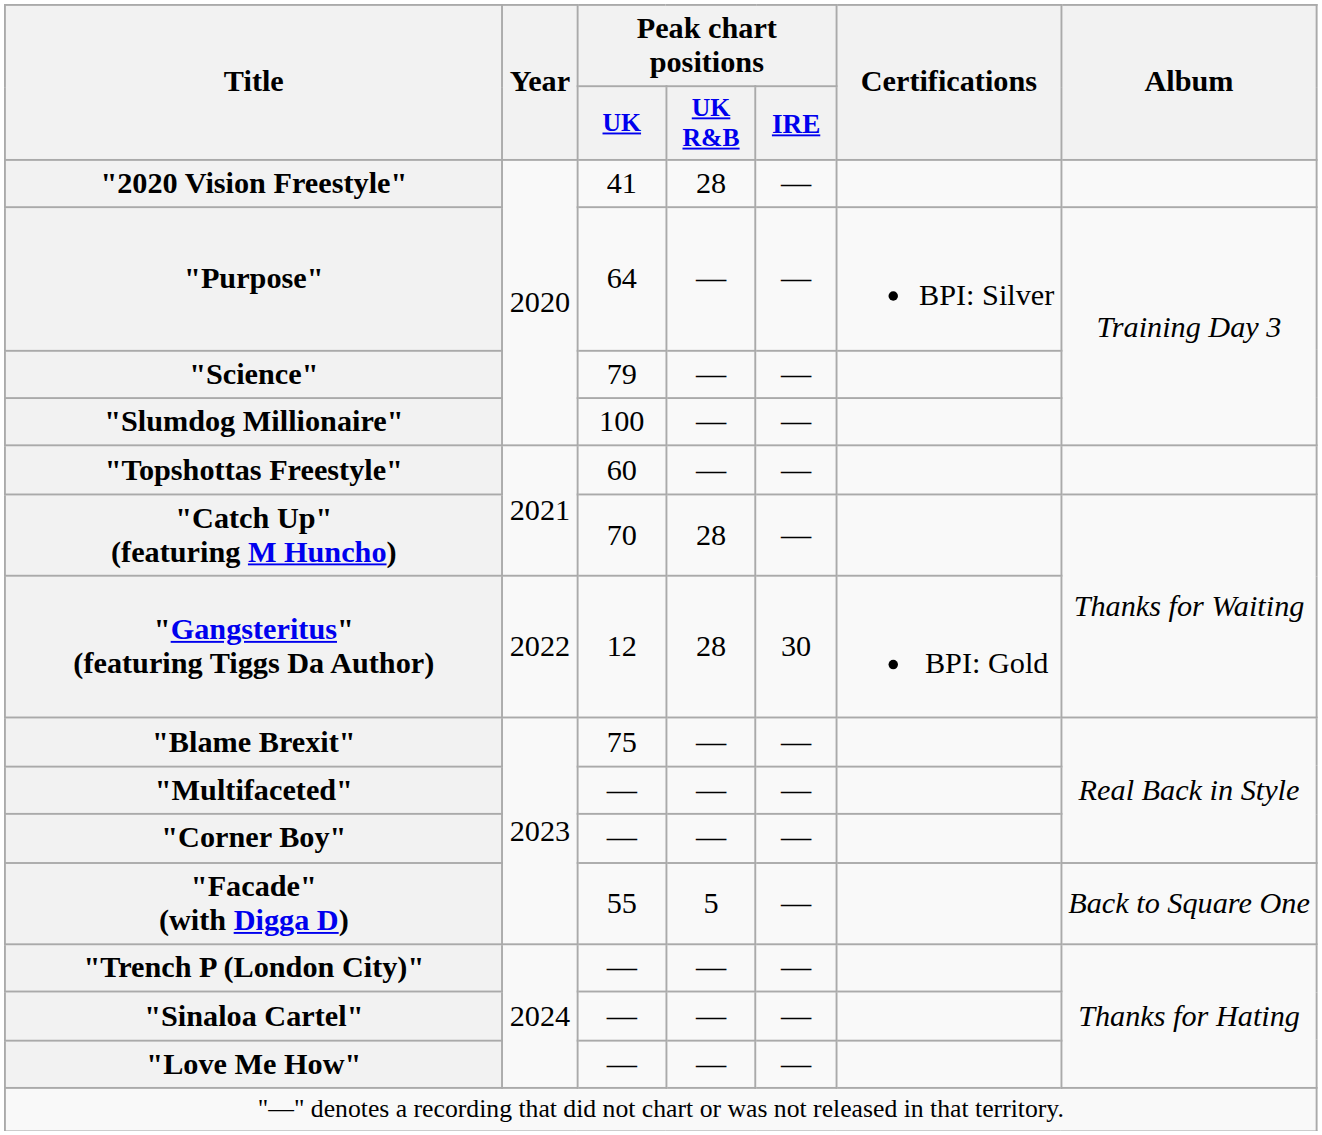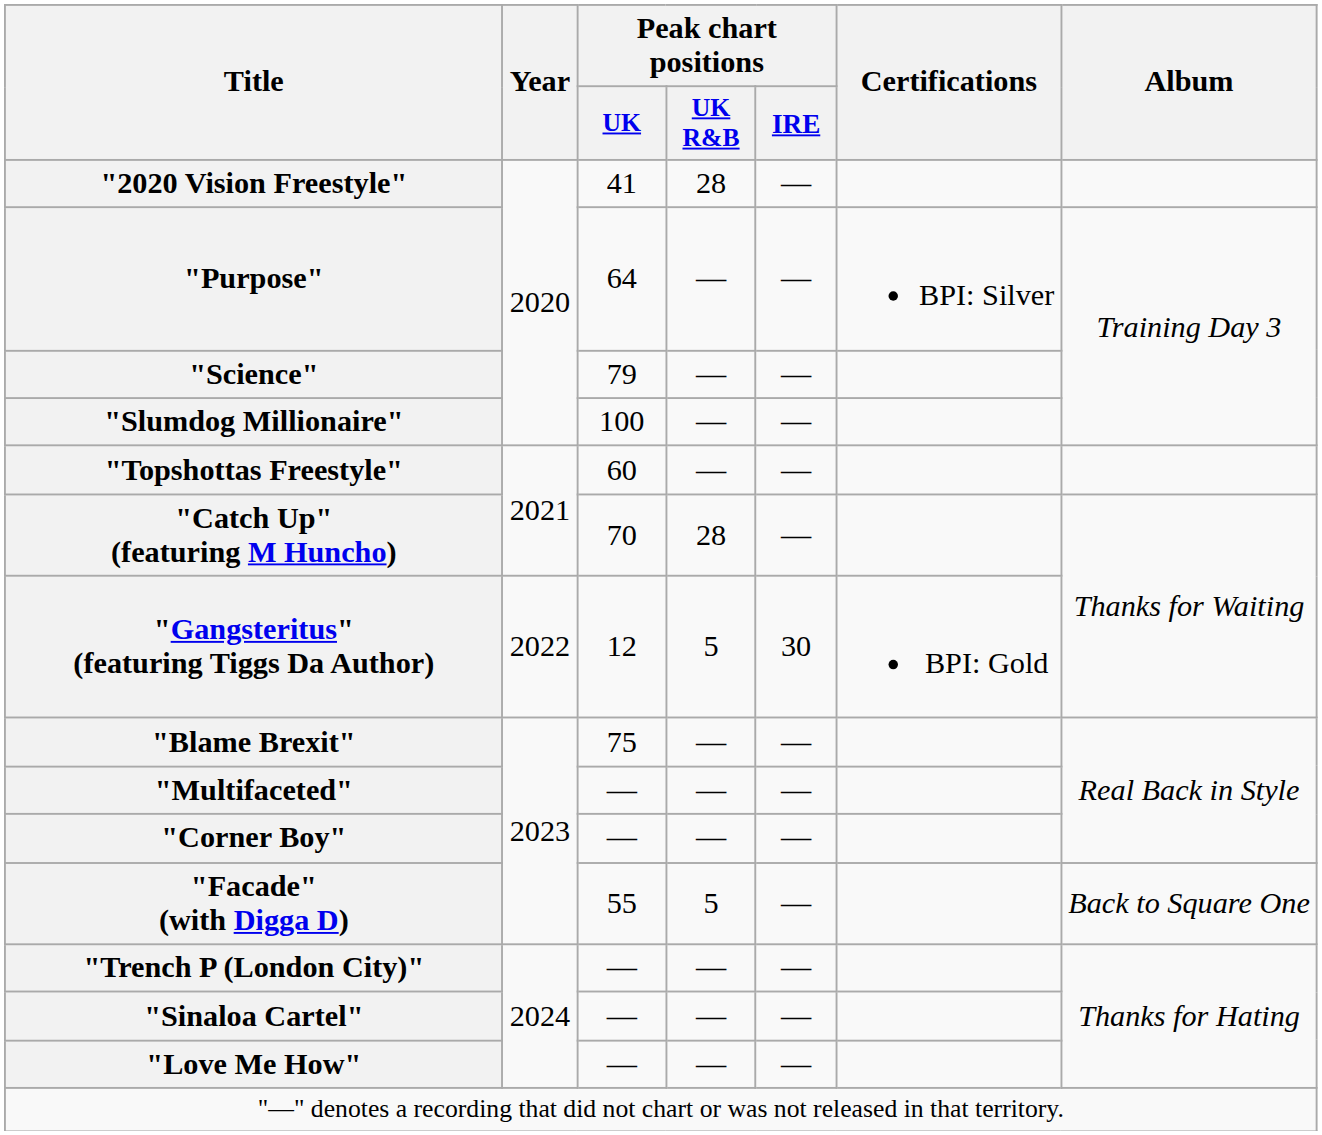(711, 646) 28 -> (711, 646) 5
